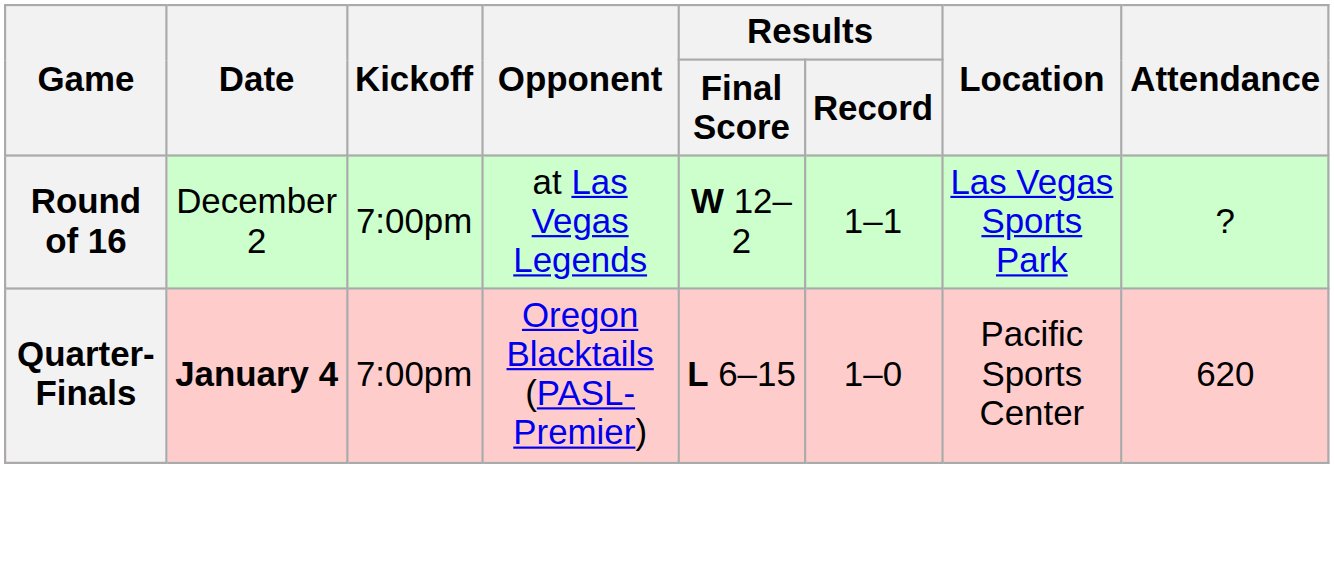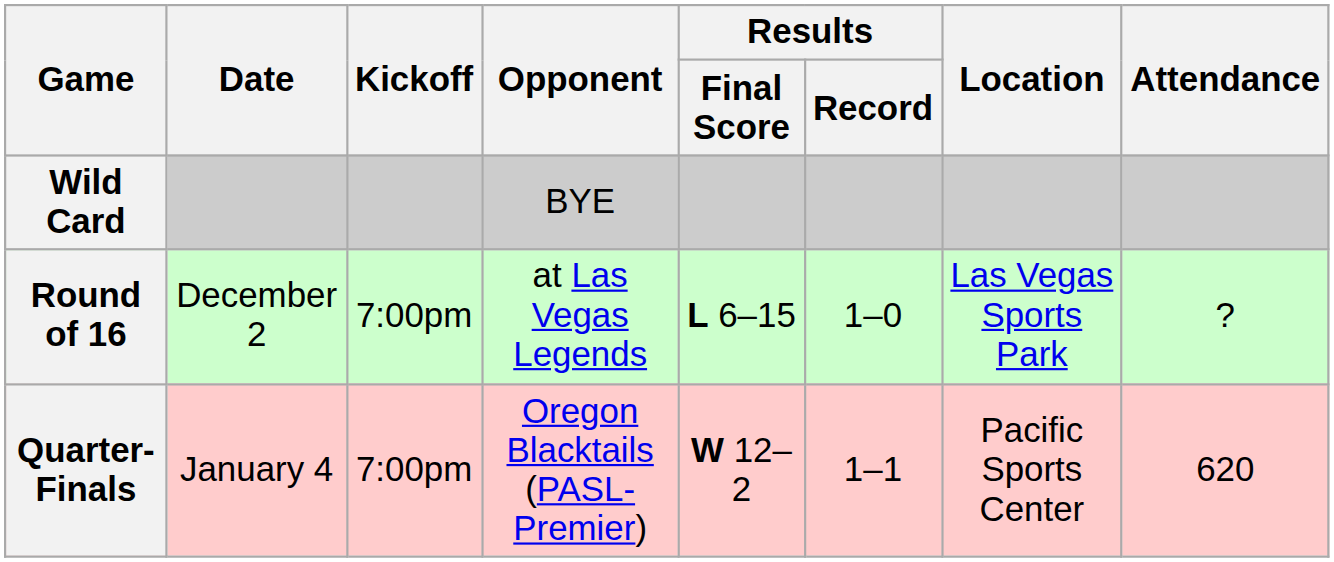+ row: (86, 201)
(741, 221) W 12–2 -> (742, 315) L 6–15
(873, 221) 1–1 -> (873, 315) 1–0
(257, 374) bold -> (257, 469) normal
(742, 374) L 6–15 -> (741, 469) W 12–2
(873, 374) 1–0 -> (873, 469) 1–1
